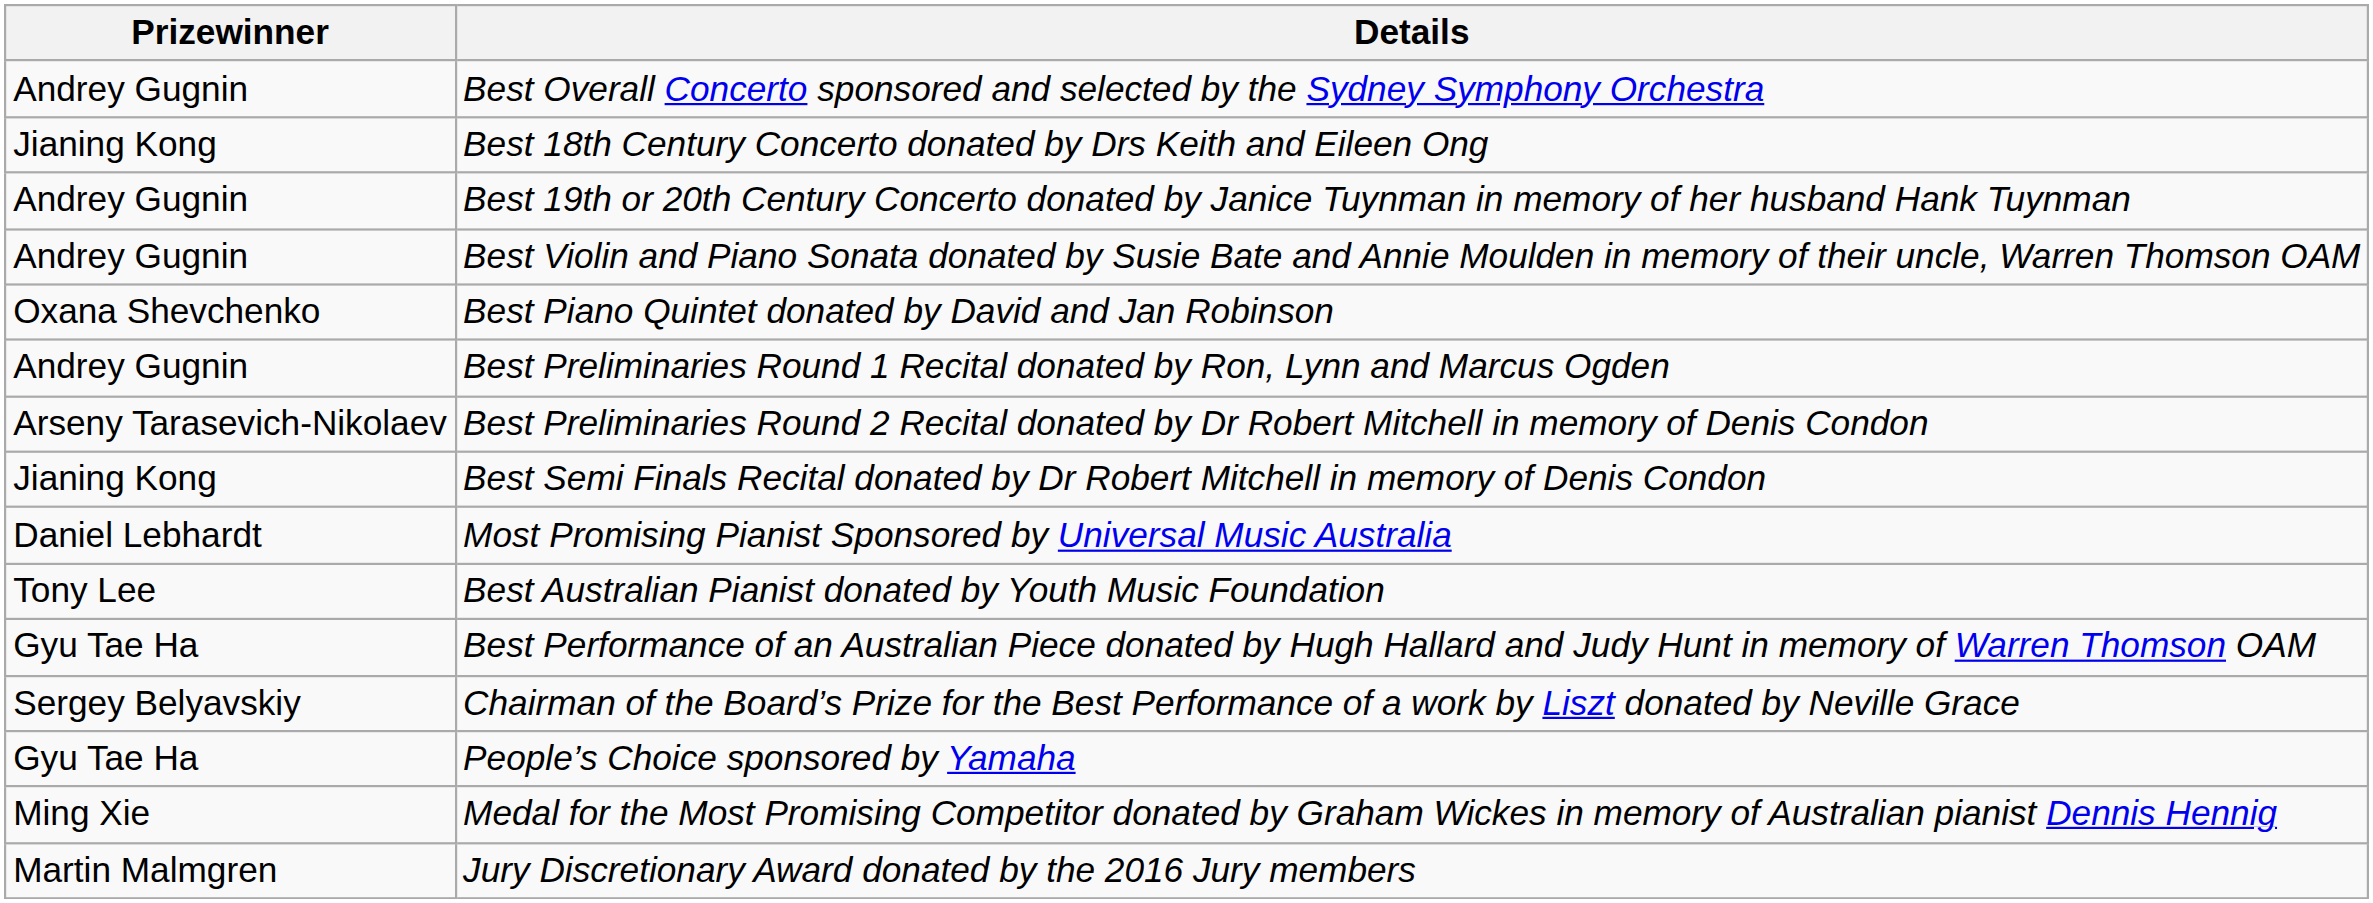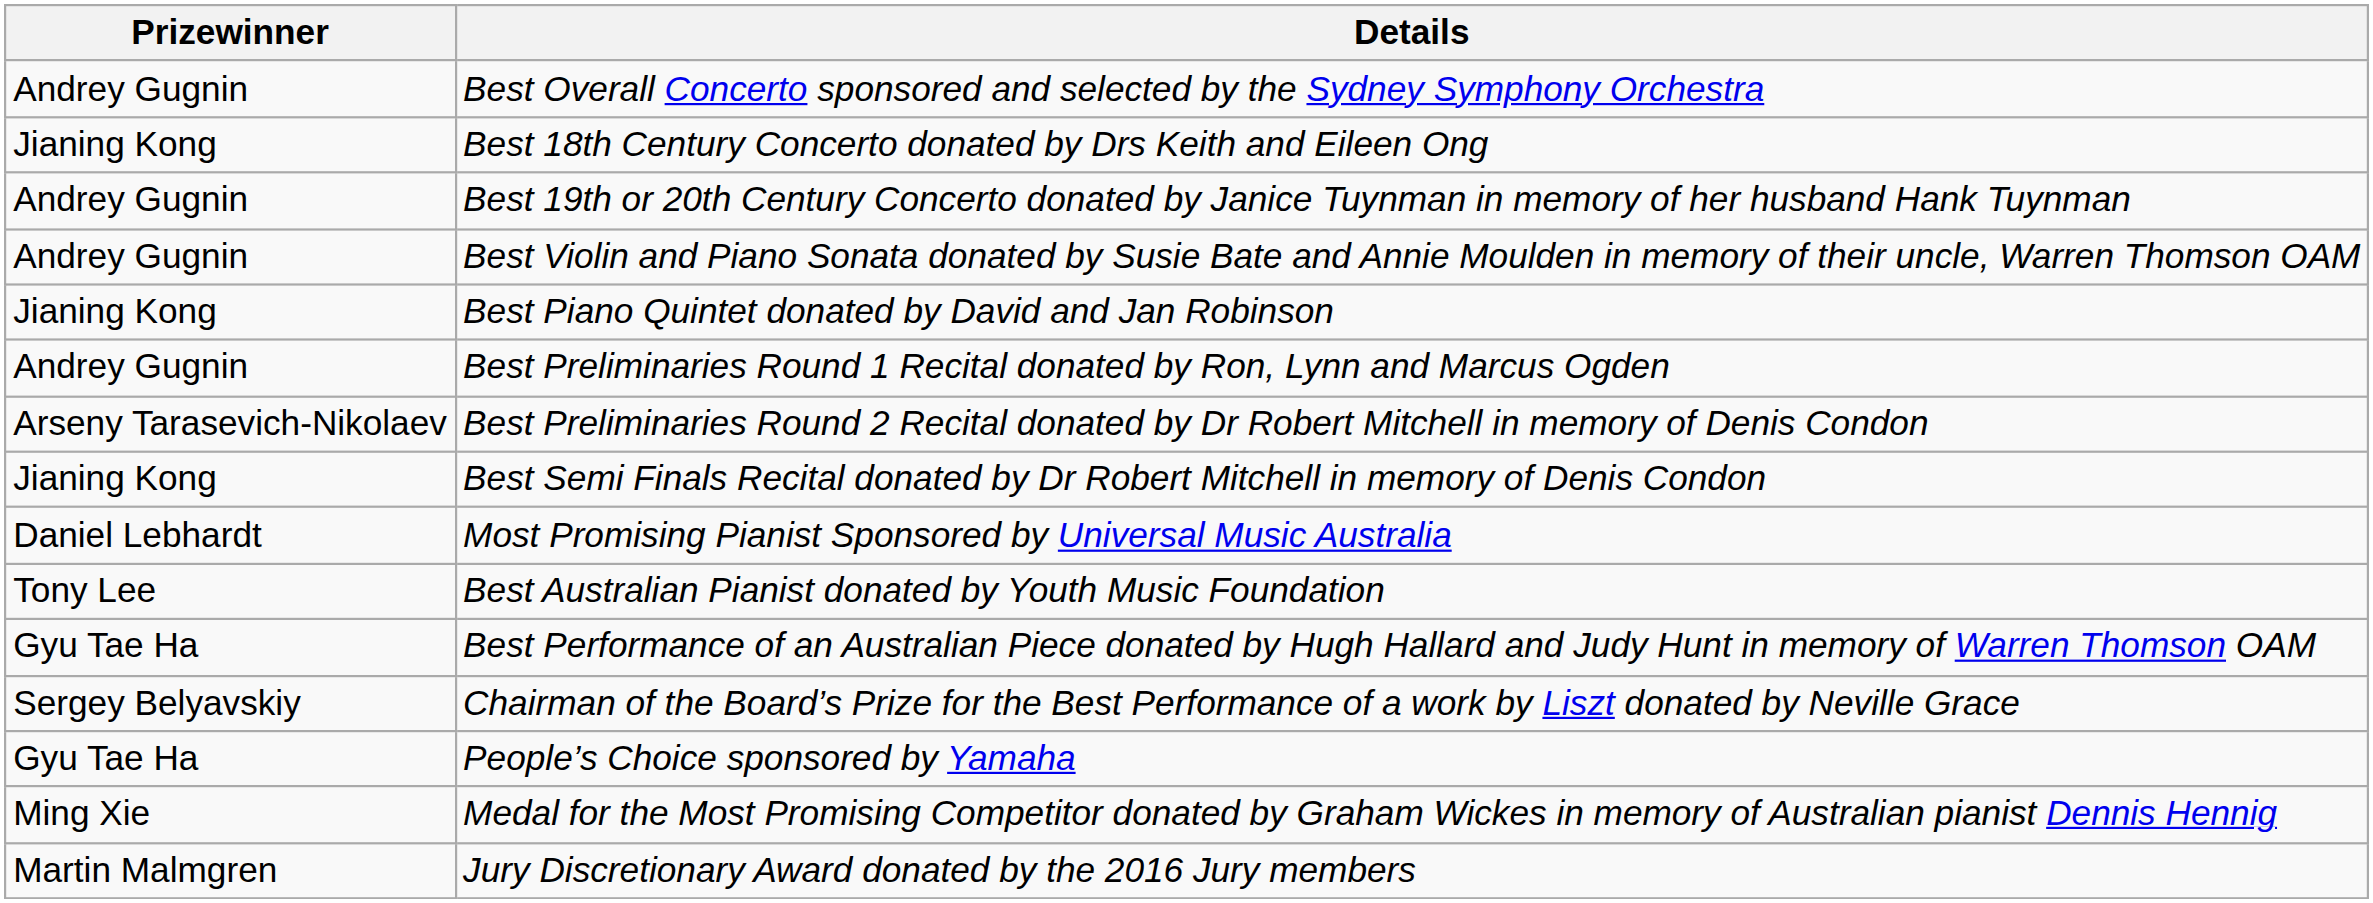(167, 311) Oxana Shevchenko -> (115, 311) Jianing Kong
